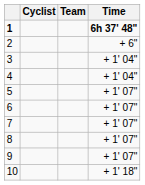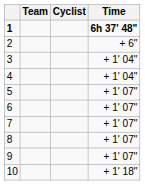columns swapped: (39, 12) <-> (73, 12)
